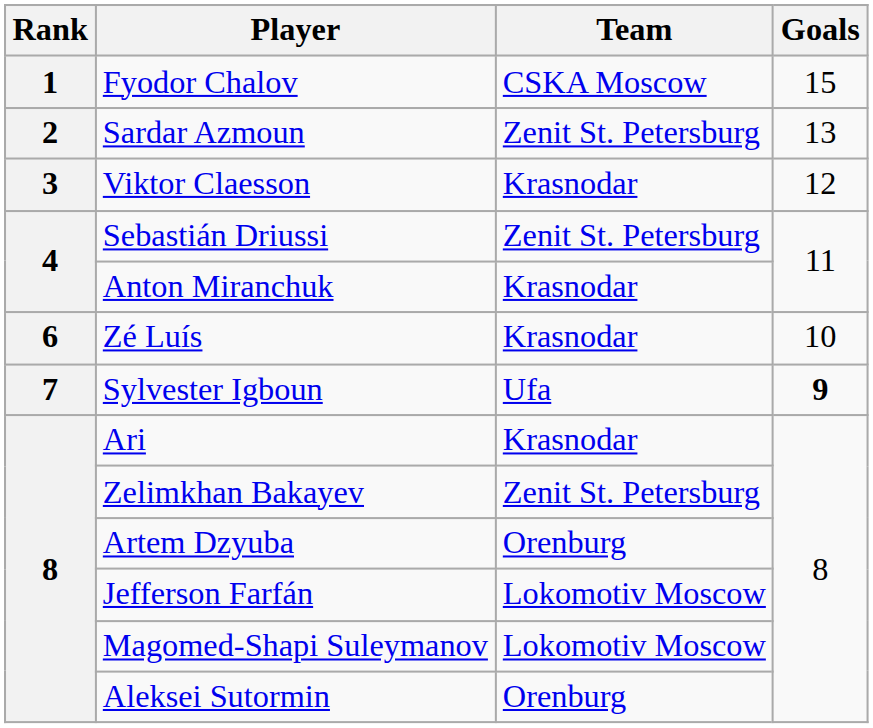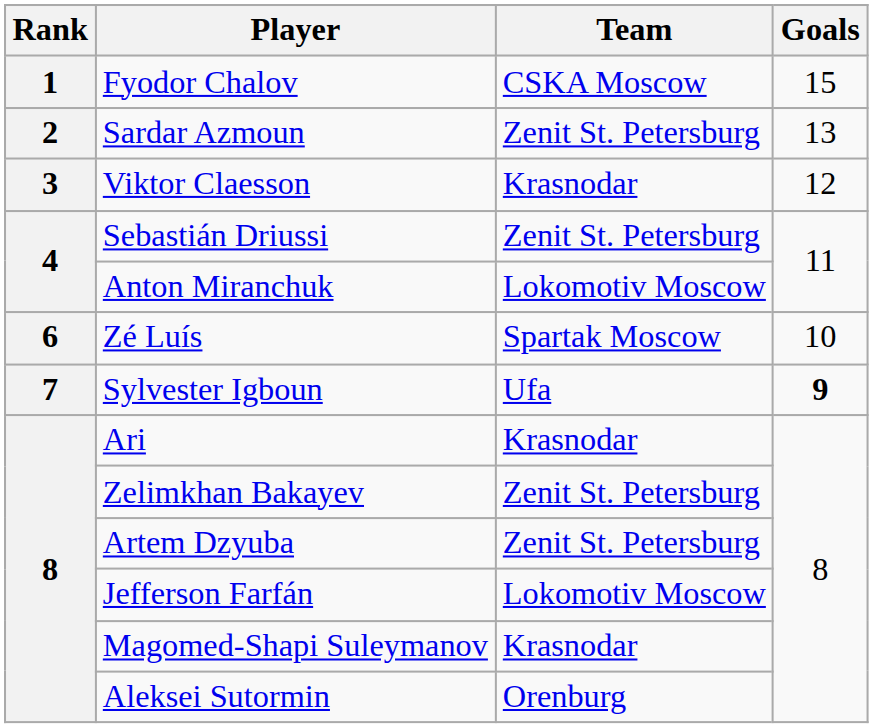(570, 286) Krasnodar -> (634, 286) Lokomotiv Moscow
(570, 337) Krasnodar -> (612, 337) Spartak Moscow
(564, 542) Orenburg -> (631, 542) Zenit St. Petersburg
(634, 645) Lokomotiv Moscow -> (570, 645) Krasnodar
